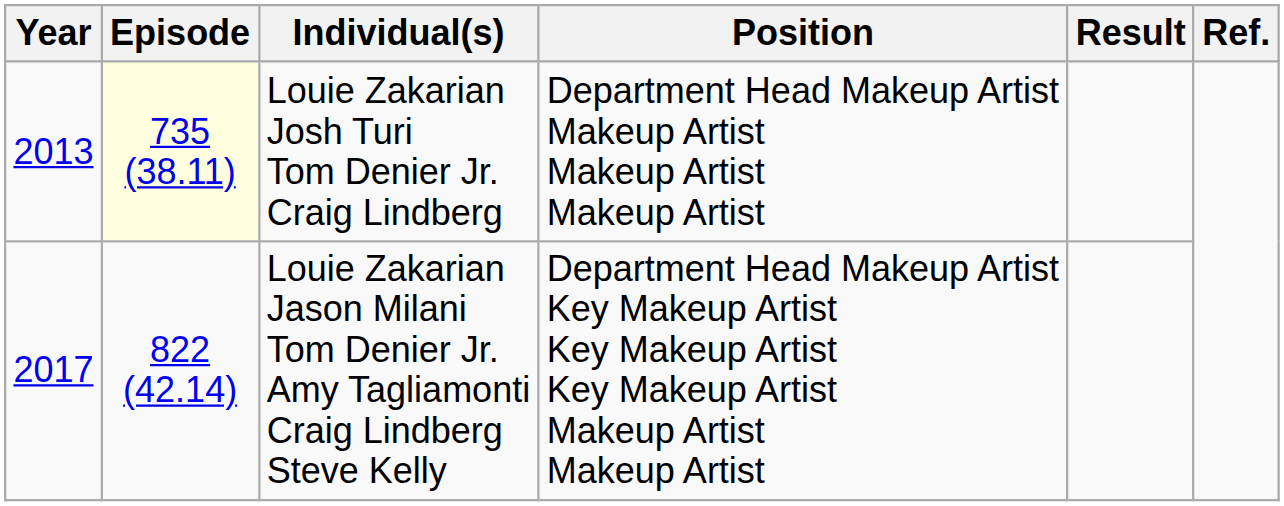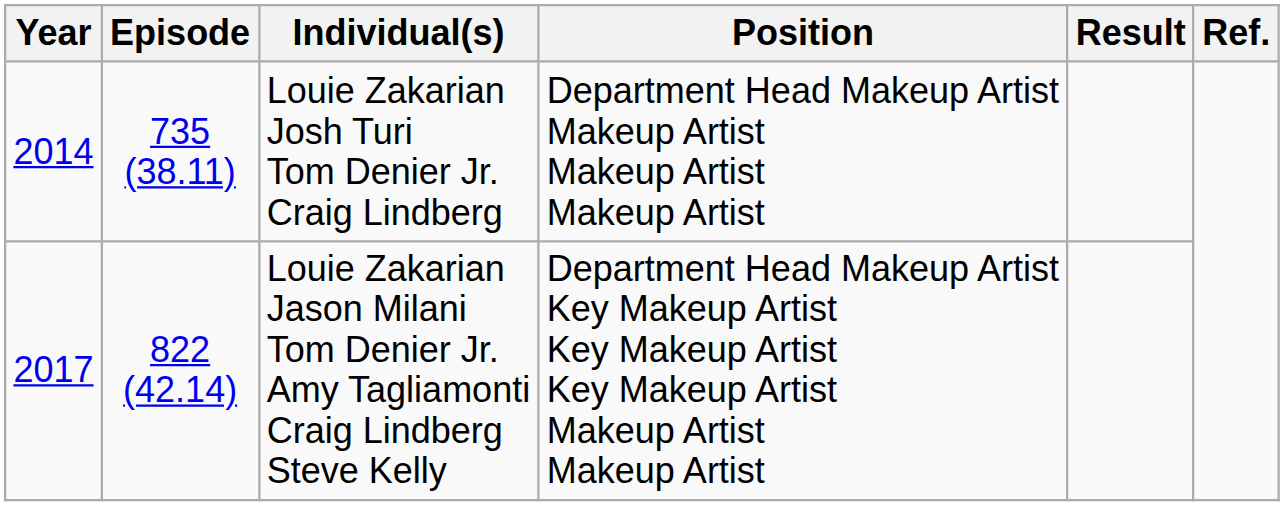(53, 150) 2013 -> (53, 150) 2014
(180, 150) lightyellow background -> (180, 150) no background
